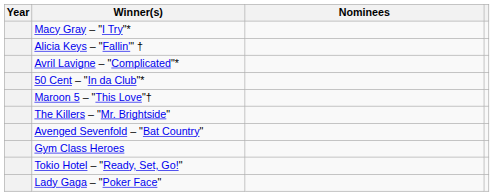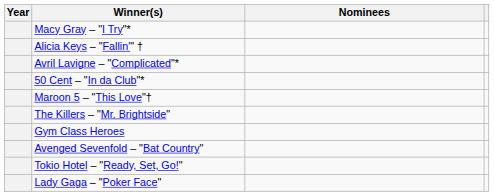rows swapped: (119, 132) <-> (79, 149)
